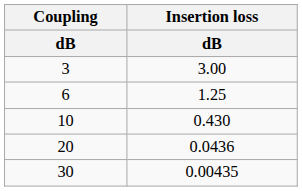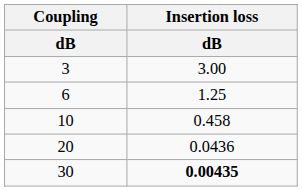(212, 120) 0.430 -> (212, 120) 0.458
(212, 172) normal -> (212, 172) bold
